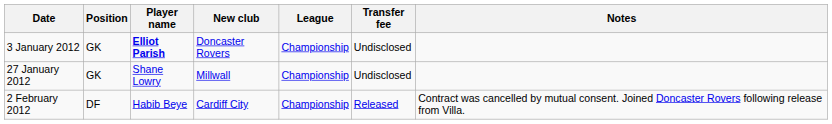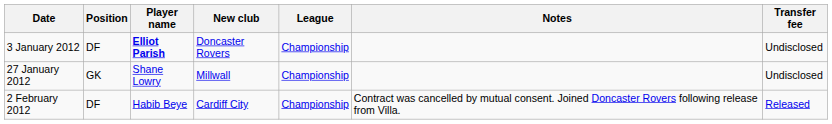columns swapped: (384, 18) <-> (622, 18)
(94, 47) GK -> (93, 47) DF
